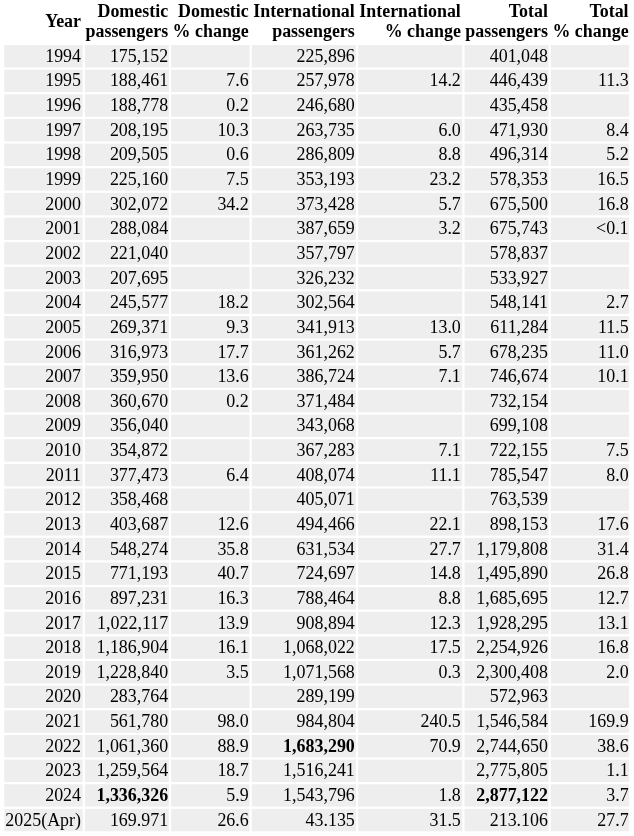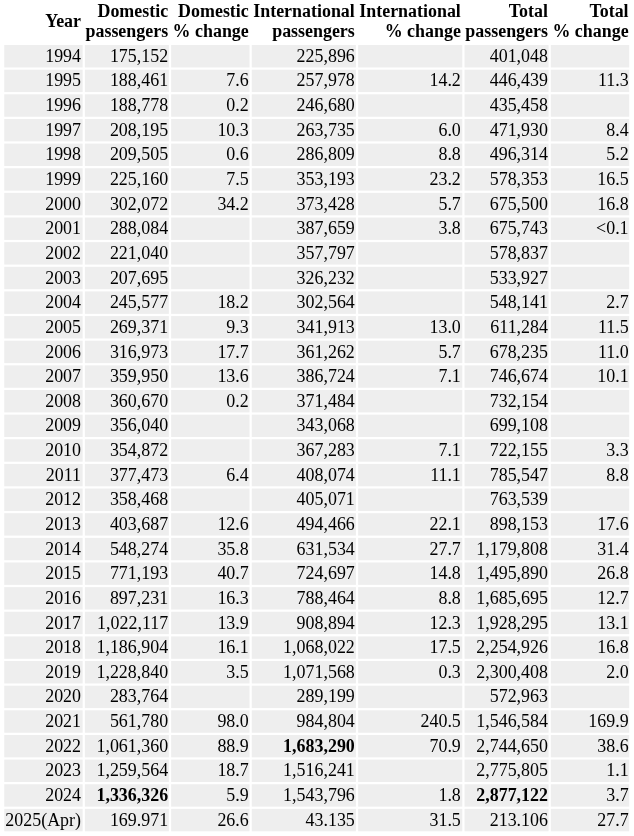(450, 228) 3.2 -> (450, 228) 3.8
(617, 450) 7.5 -> (617, 450) 3.3
(617, 475) 8.0 -> (617, 475) 8.8
